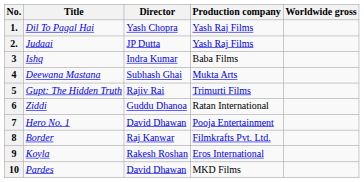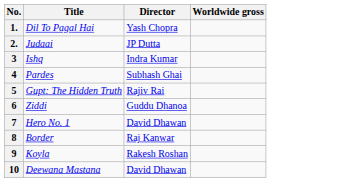- column: (237, 12)
(63, 75) Deewana Mastana -> (40, 75) Pardes
(40, 169) Pardes -> (63, 169) Deewana Mastana
